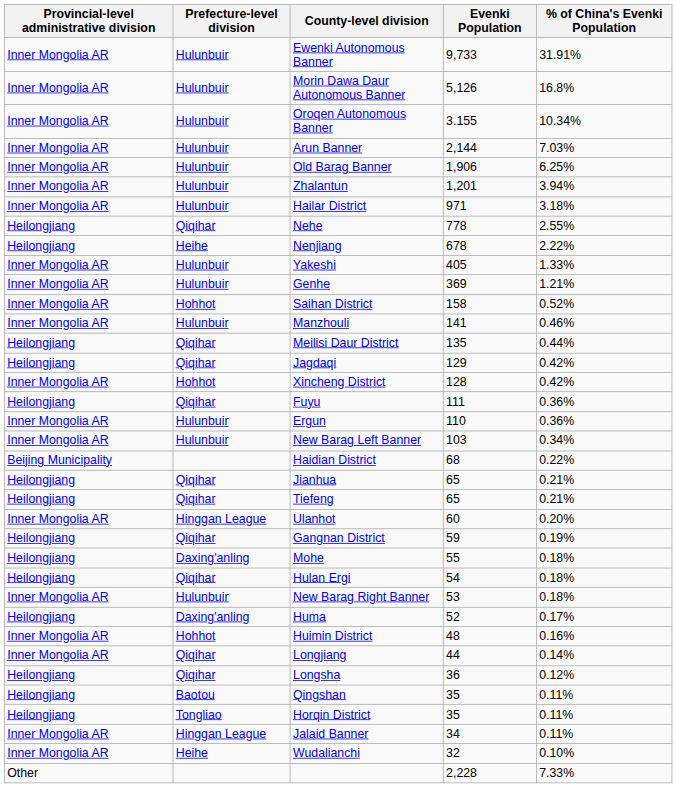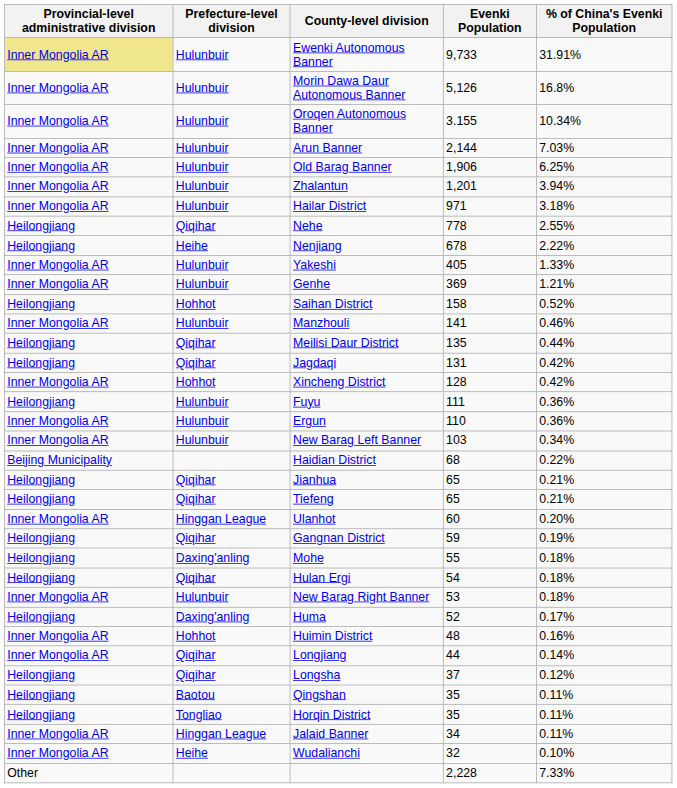(58, 54) no background -> (58, 54) khaki background
(58, 304) Inner Mongolia AR -> (41, 304) Heilongjiang
(456, 362) 129 -> (456, 362) 131
(196, 401) Qiqihar -> (202, 401) Hulunbuir
(453, 675) 36 -> (453, 675) 37
